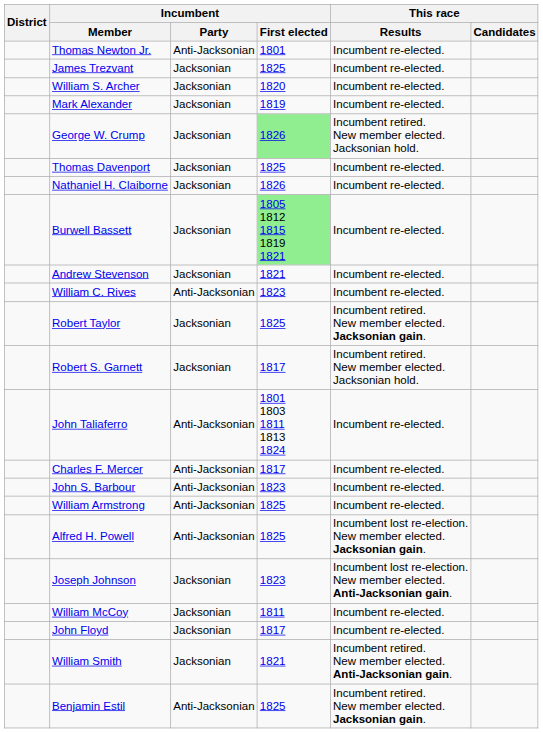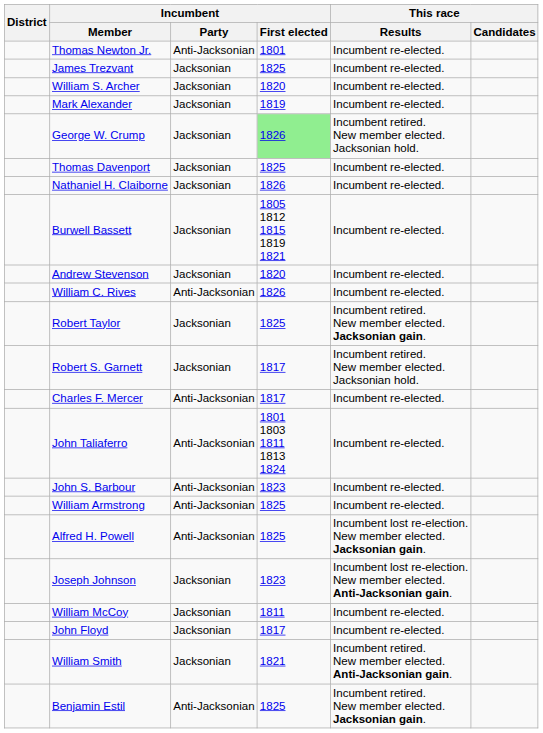(273, 229) lightgreen background -> (273, 229) no background
(273, 274) 1821 -> (273, 274) 1820
(273, 292) 1823 -> (273, 292) 1826
rows swapped: (90, 424) <-> (97, 469)
